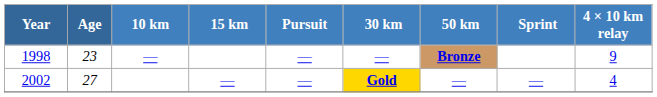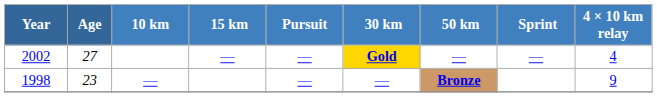rows swapped: (36, 56) <-> (36, 80)
